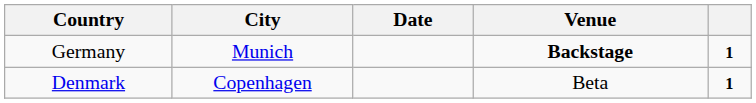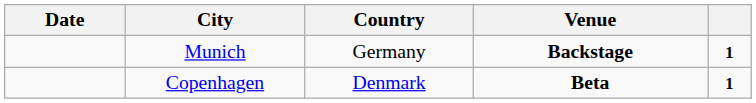columns swapped: (413, 20) <-> (88, 20)
(590, 82) normal -> (590, 82) bold
